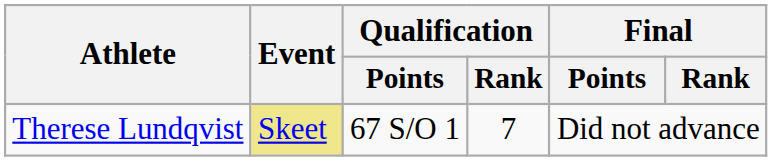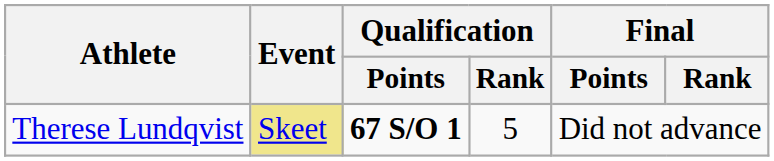(405, 129) normal -> (406, 129) bold
(508, 129) 7 -> (510, 129) 5
